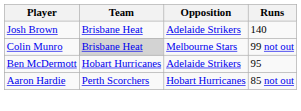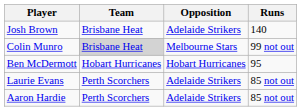(203, 64) Adelaide Strikers -> (206, 64) Hobart Hurricanes
+ row: (35, 81)
(206, 81) Hobart Hurricanes -> (203, 98) Adelaide Strikers
